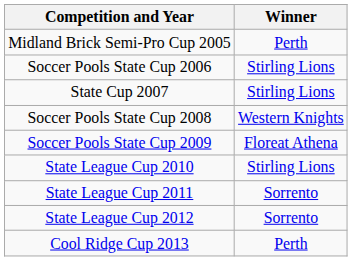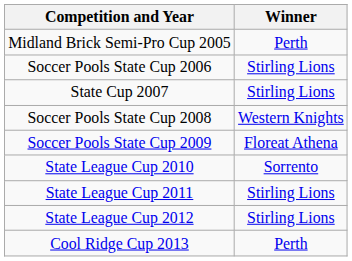(291, 167) Stirling Lions -> (291, 167) Sorrento
(291, 192) Sorrento -> (291, 192) Stirling Lions
(291, 218) Sorrento -> (291, 218) Stirling Lions
